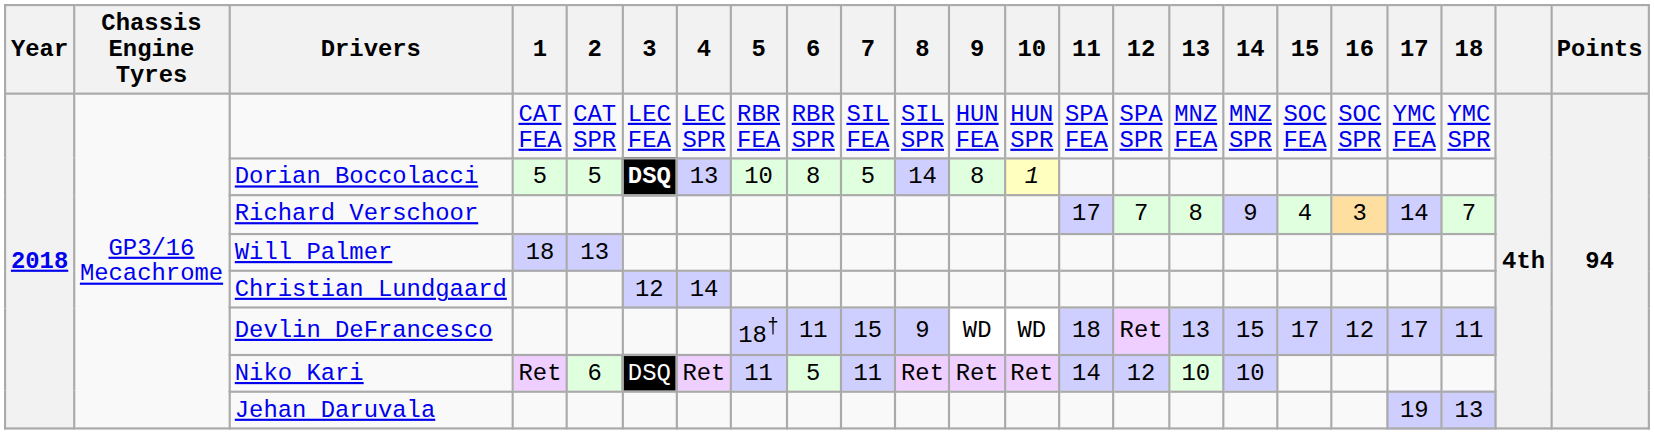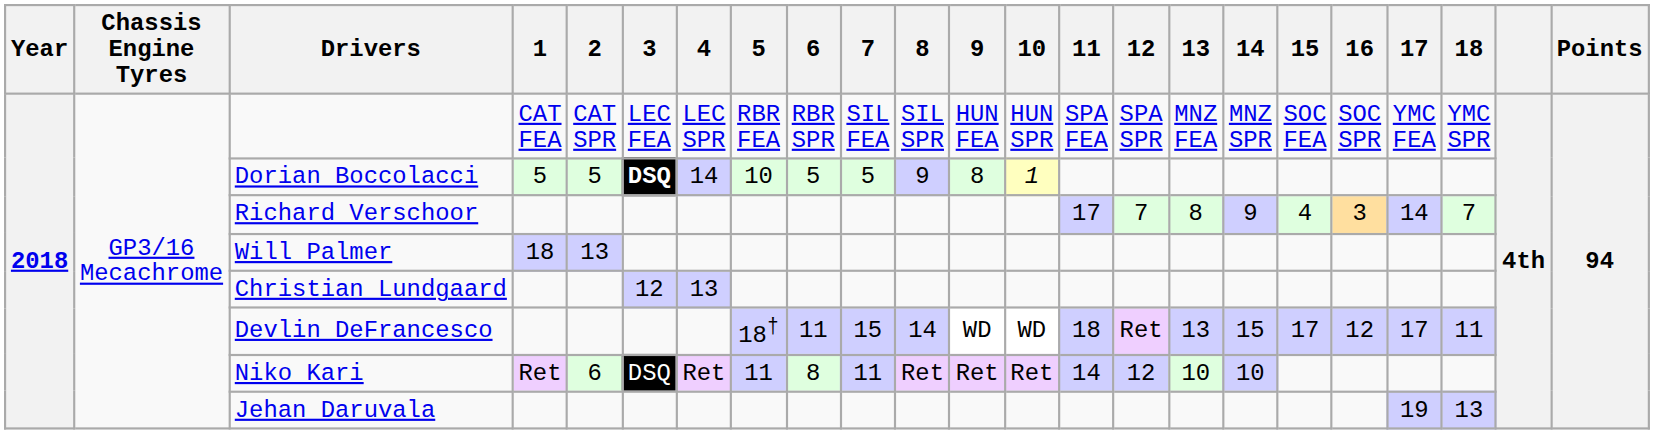(704, 177) 13 -> (704, 177) 14
(813, 177) 8 -> (813, 177) 5
(923, 177) 14 -> (923, 177) 9
(704, 290) 14 -> (704, 290) 13
(923, 331) 9 -> (923, 331) 14
(813, 373) 5 -> (813, 373) 8
